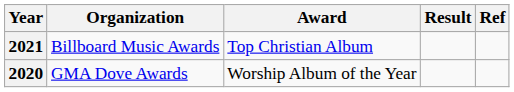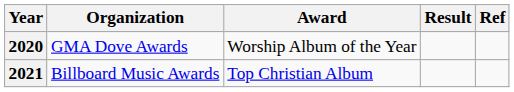rows swapped: (26, 73) <-> (26, 45)
